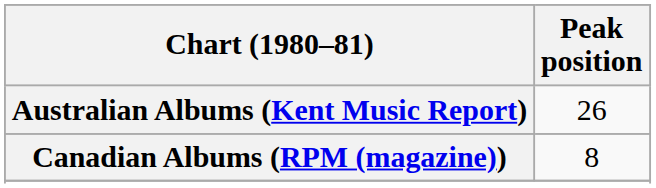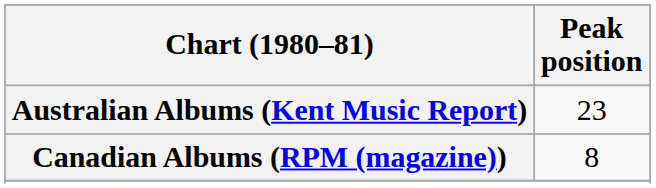(592, 109) 26 -> (592, 109) 23
